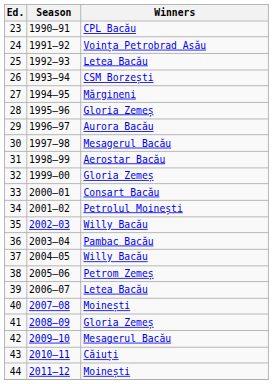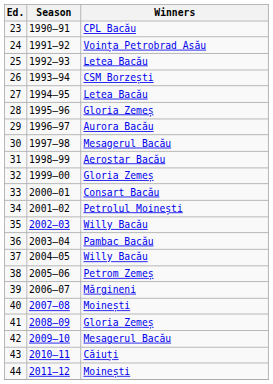(110, 94) Mărgineni -> (116, 94) Letea Bacău
(116, 290) Letea Bacău -> (110, 290) Mărgineni
